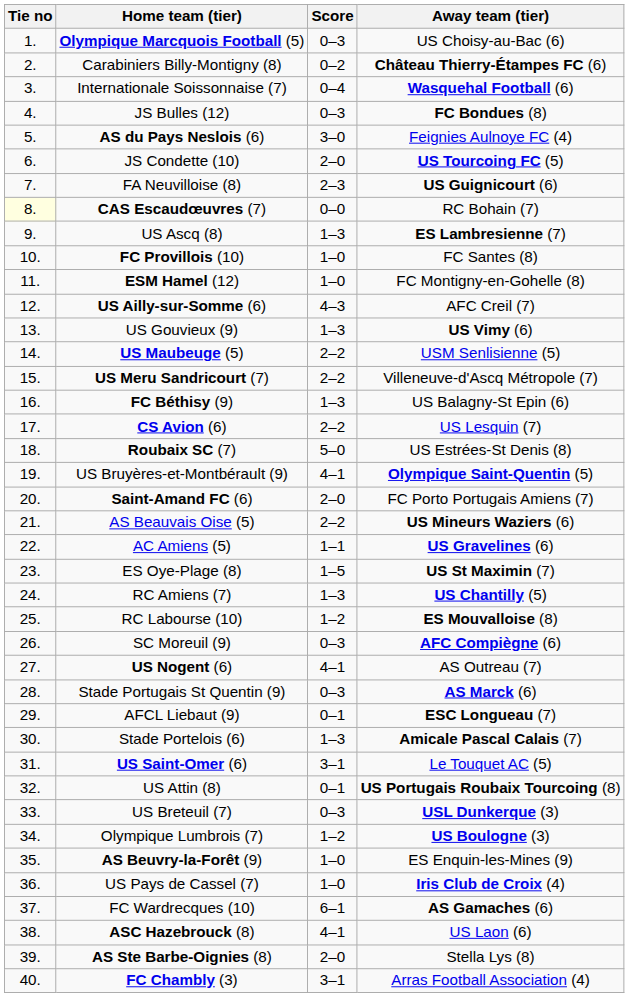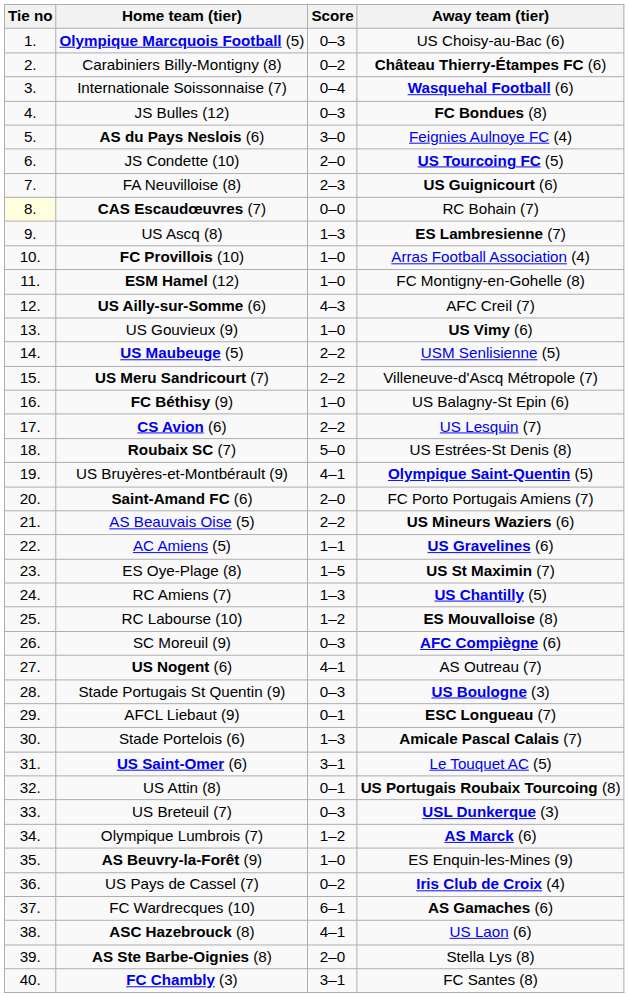(491, 257) FC Santes (8) -> (491, 257) Arras Football Association (4)
(332, 329) 1–3 -> (332, 329) 1–0
(332, 402) 1–3 -> (332, 402) 1–0
(491, 691) AS Marck (6) -> (491, 691) US Boulogne (3)
(491, 836) US Boulogne (3) -> (491, 836) AS Marck (6)
(332, 884) 1–0 -> (332, 884) 0–2
(491, 980) Arras Football Association (4) -> (491, 980) FC Santes (8)
